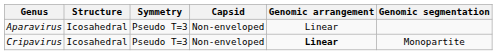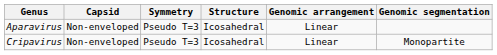columns swapped: (97, 12) <-> (228, 12)
(321, 42) bold -> (321, 42) normal
